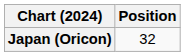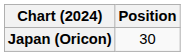(148, 39) 32 -> (148, 39) 30
